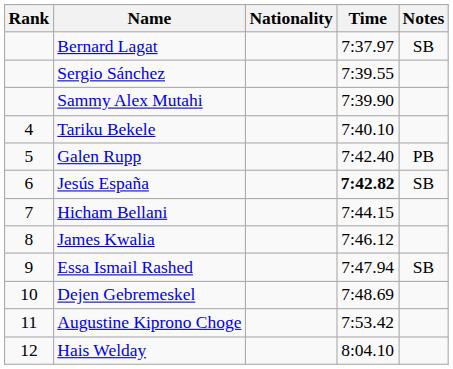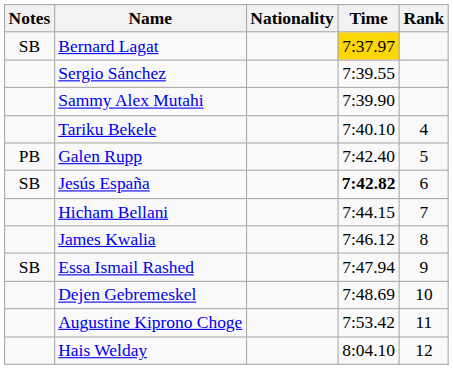columns swapped: (29, 18) <-> (423, 18)
(368, 45) no background -> (369, 45) gold background
